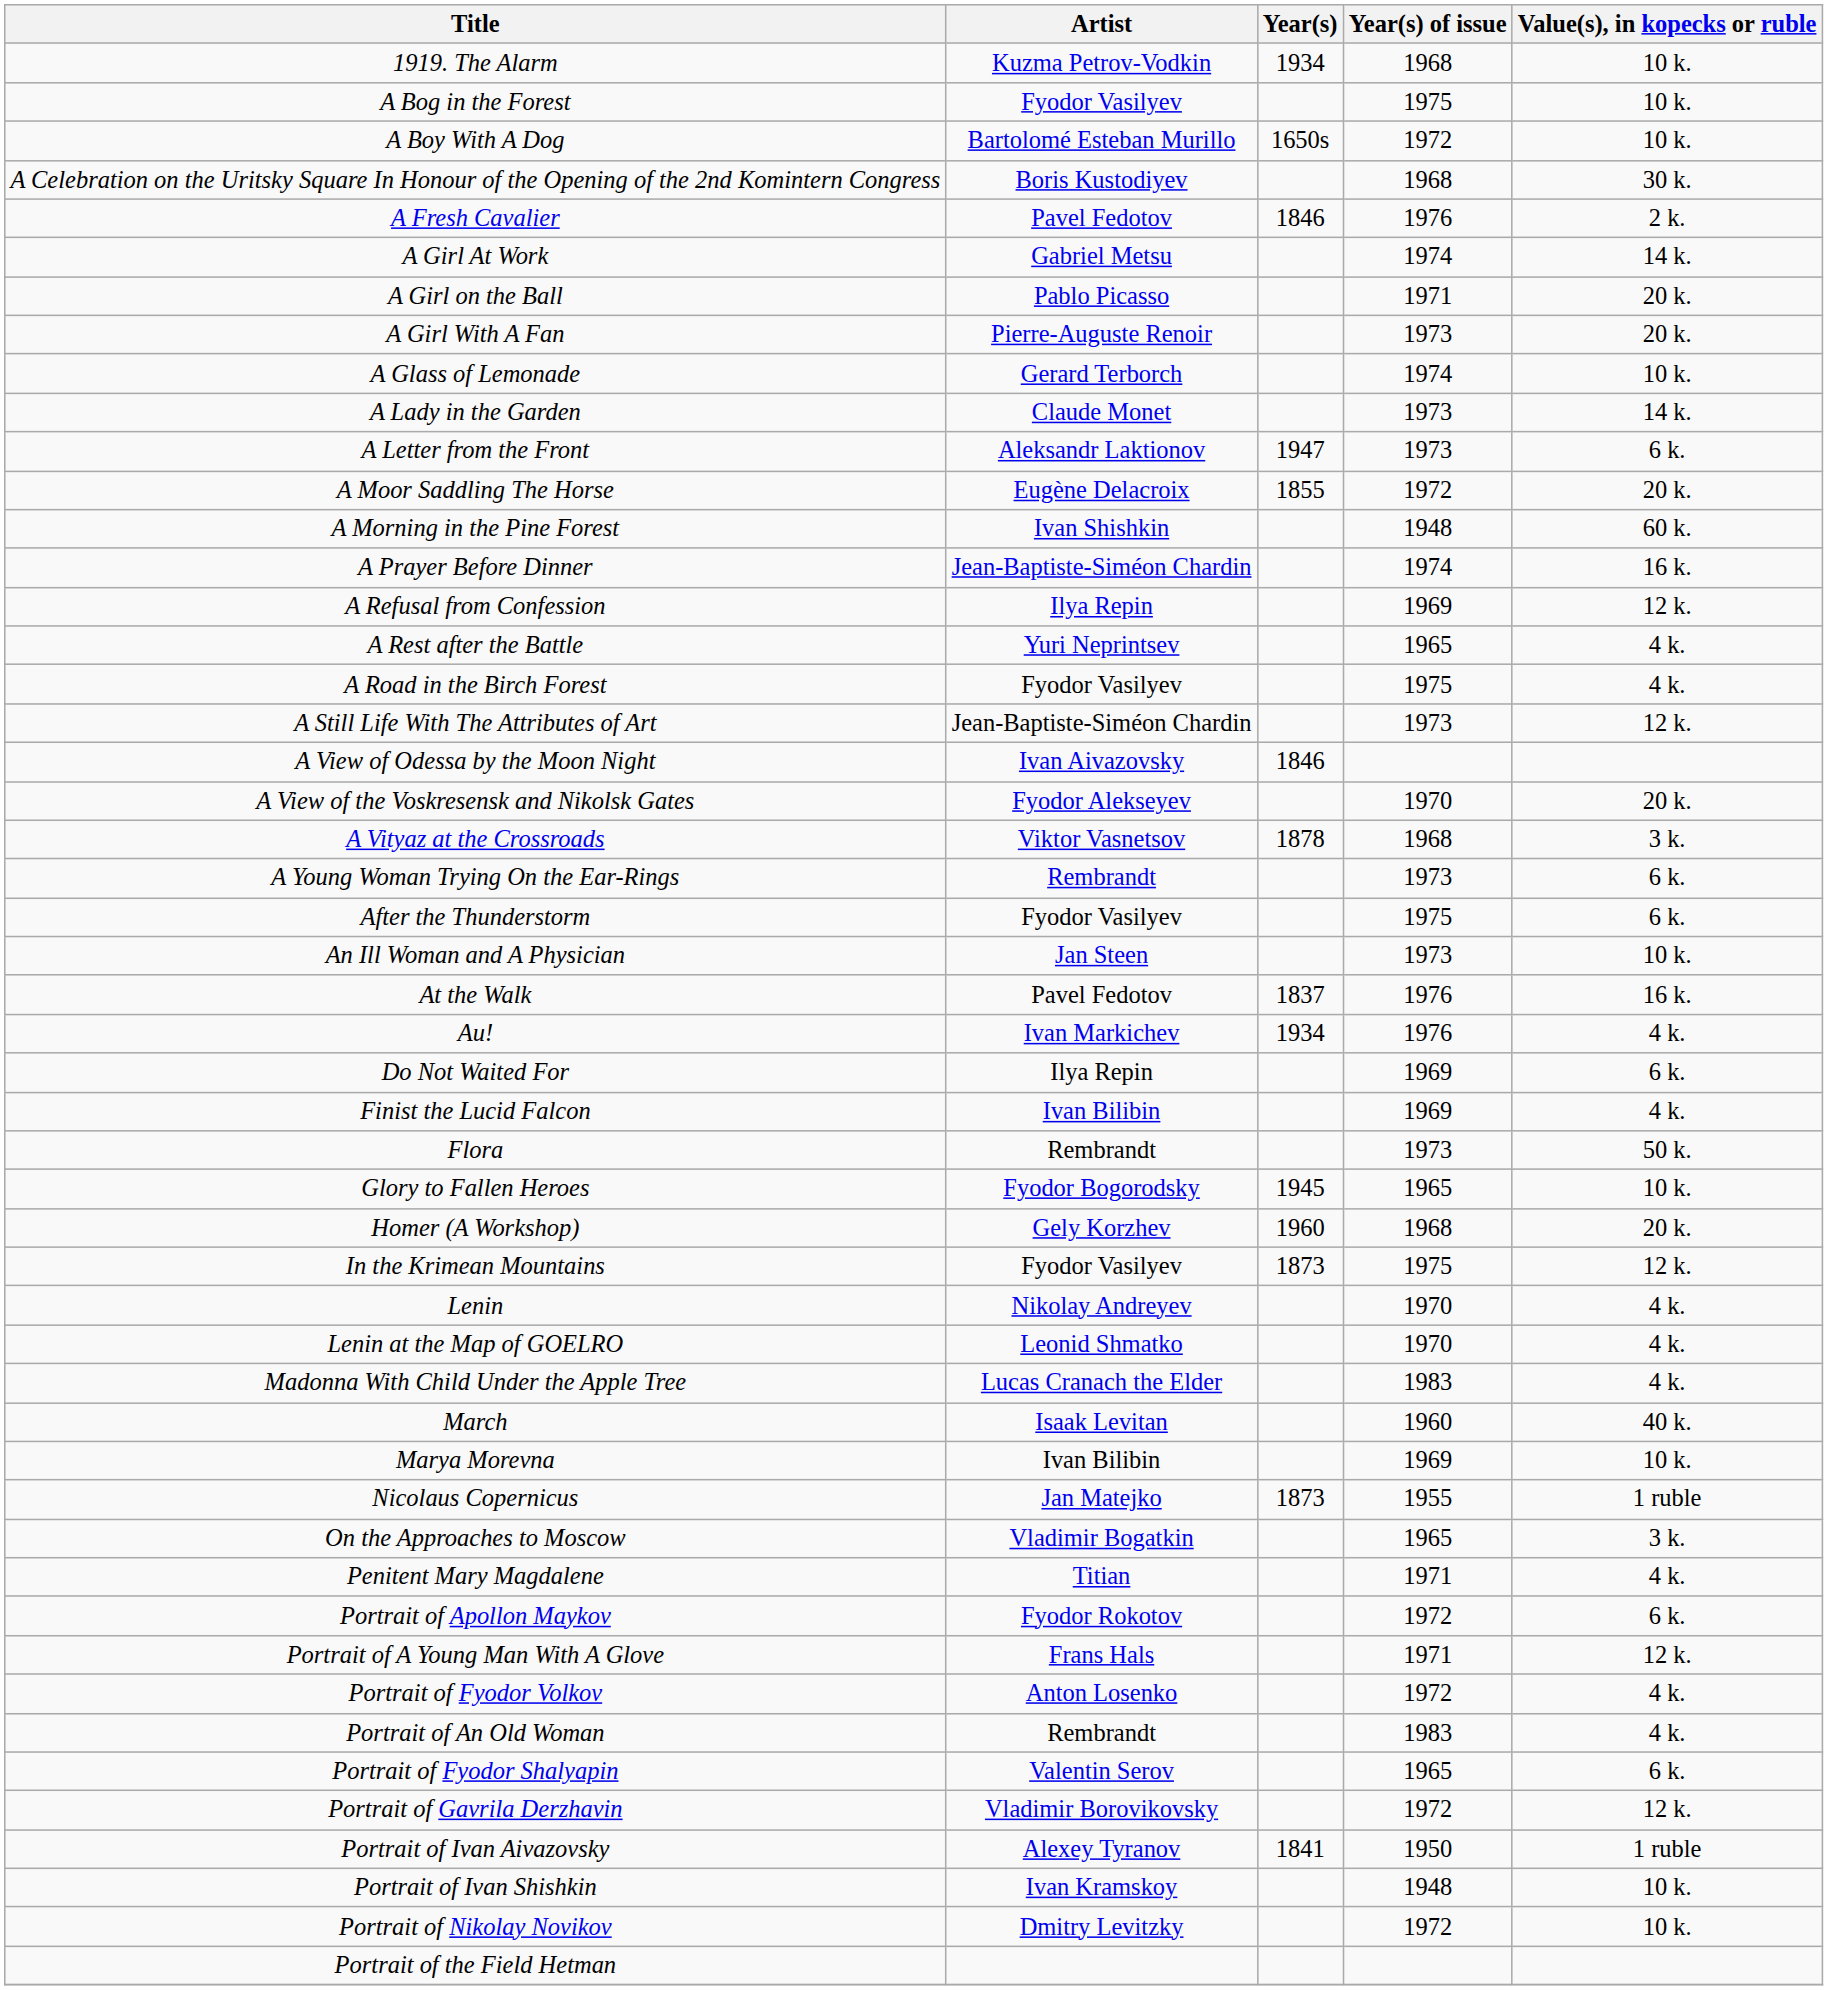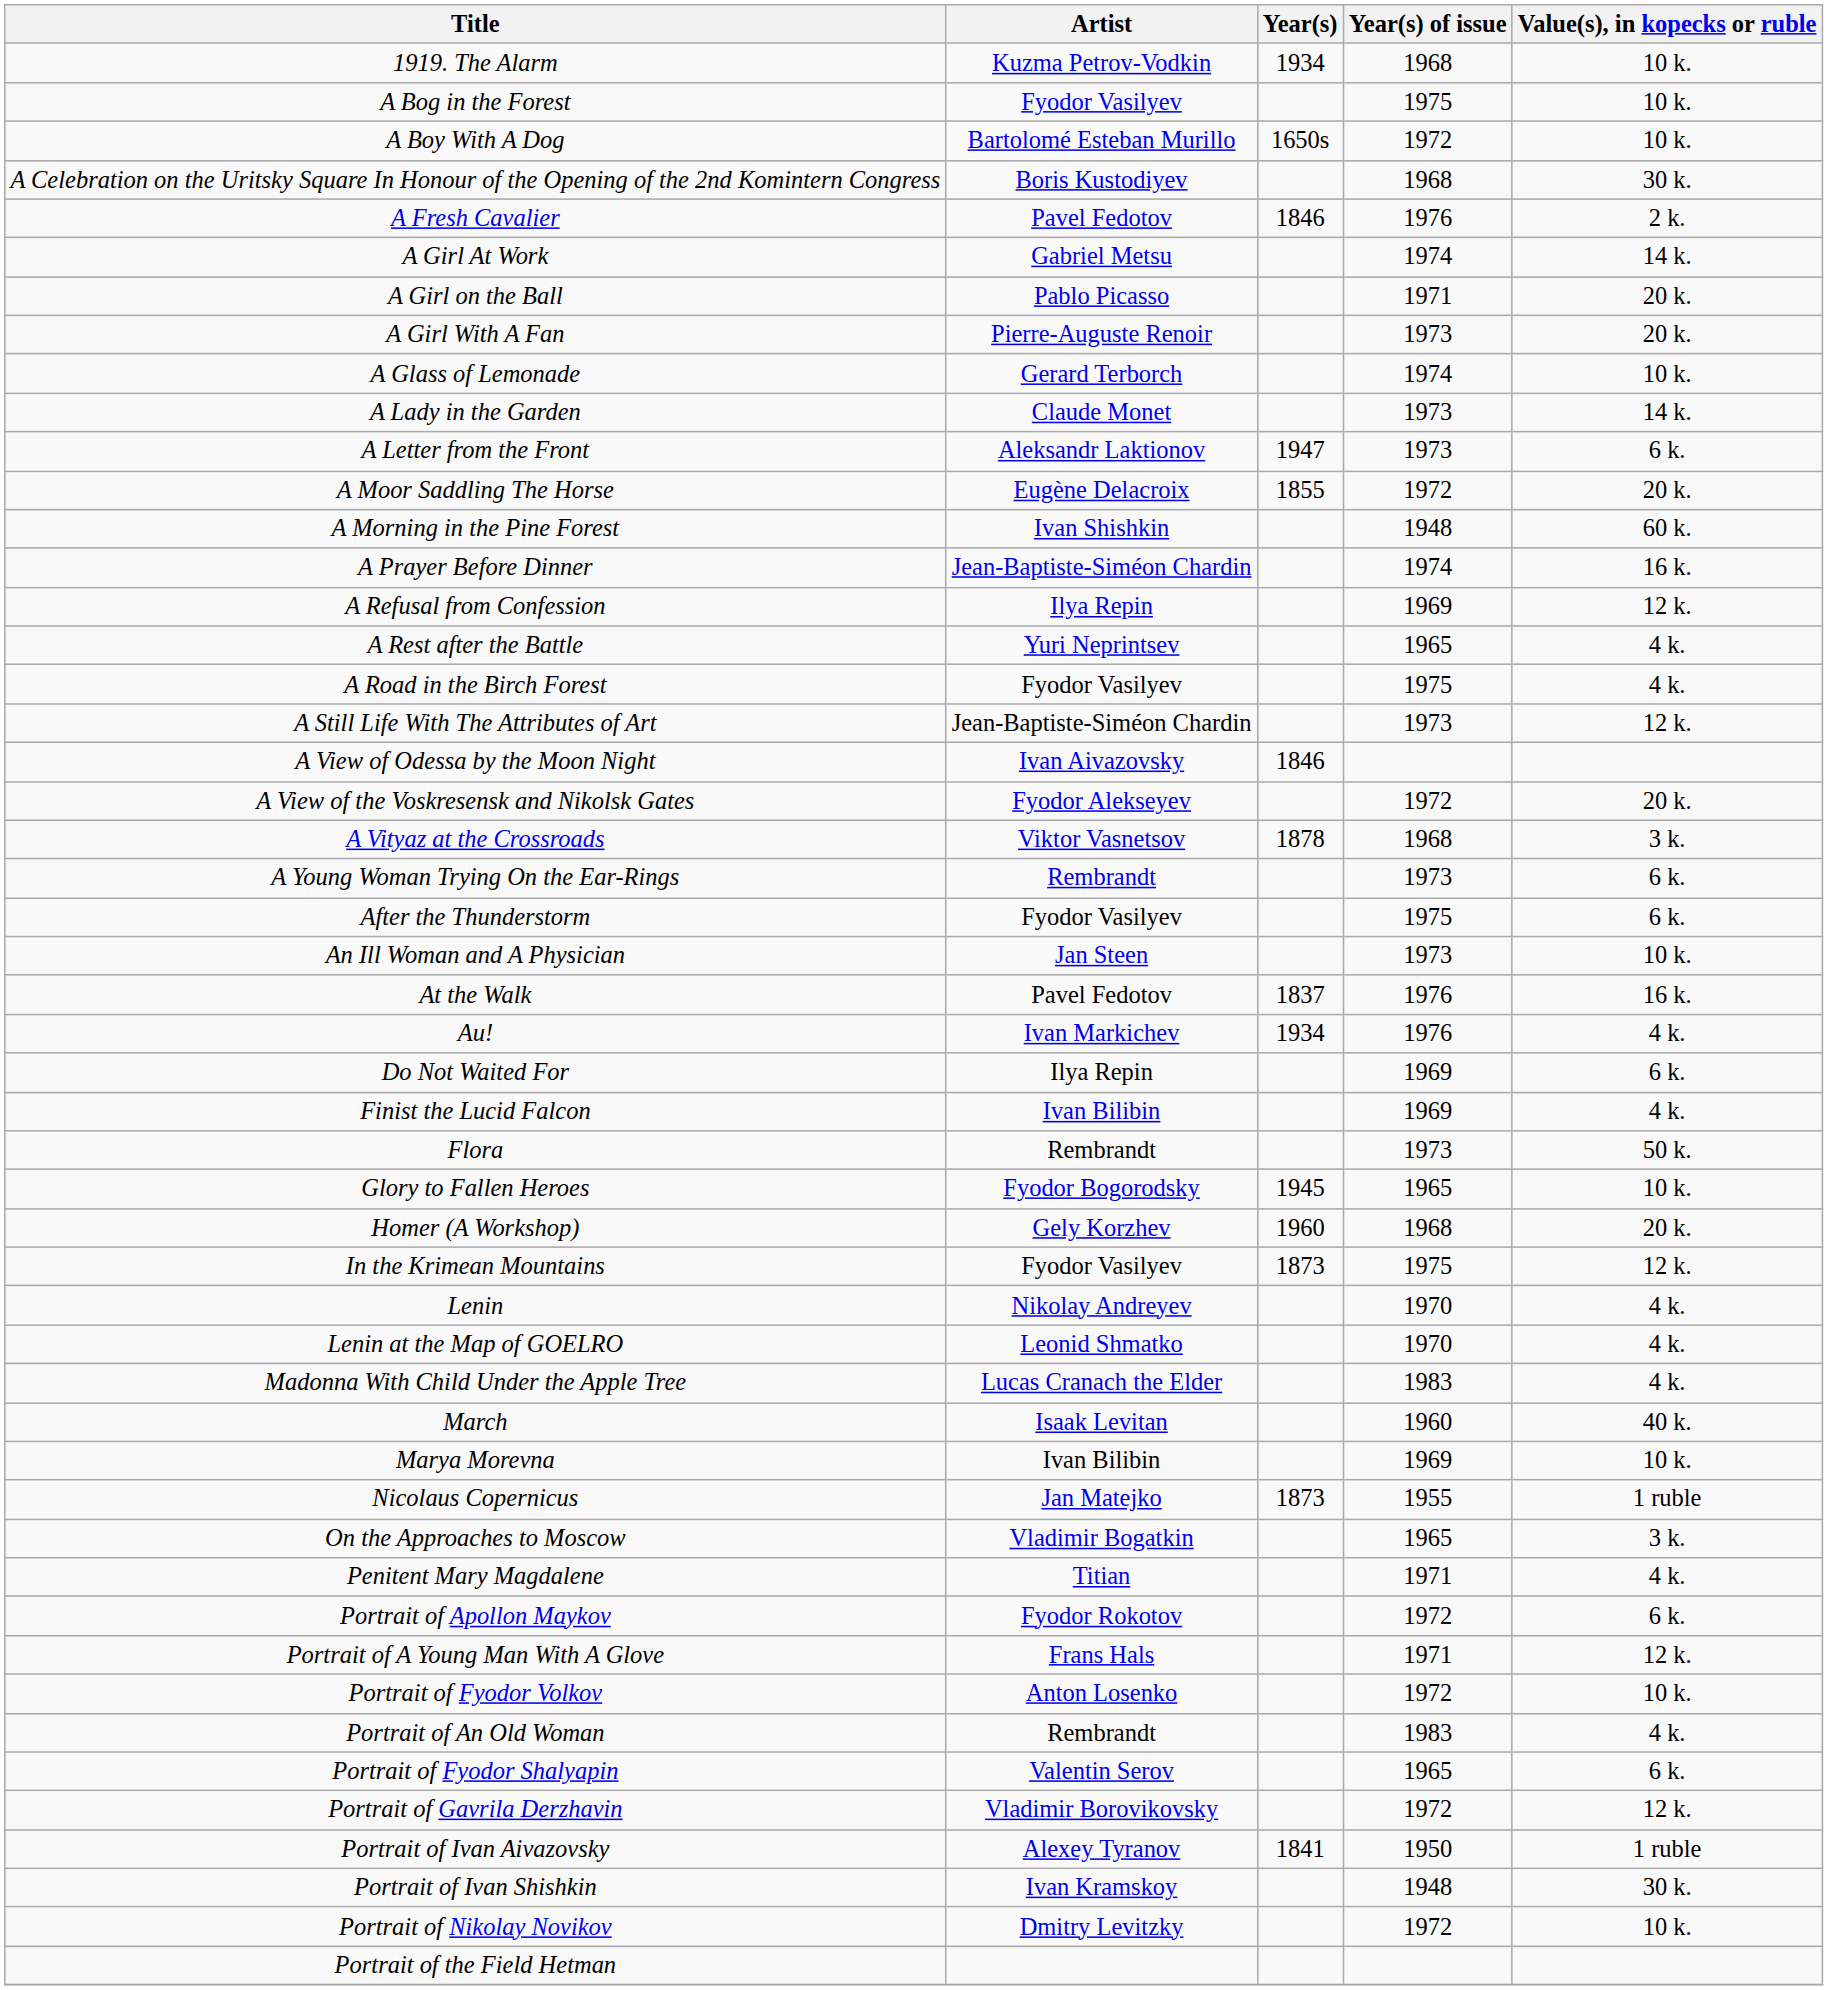(1428, 800) 1970 -> (1428, 800) 1972
(1667, 1693) 4 k. -> (1667, 1693) 10 k.
(1667, 1887) 10 k. -> (1667, 1887) 30 k.
